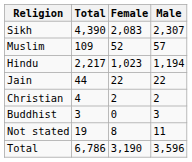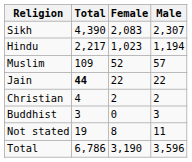rows swapped: (23, 64) <-> (26, 47)
(81, 81) normal -> (81, 81) bold
